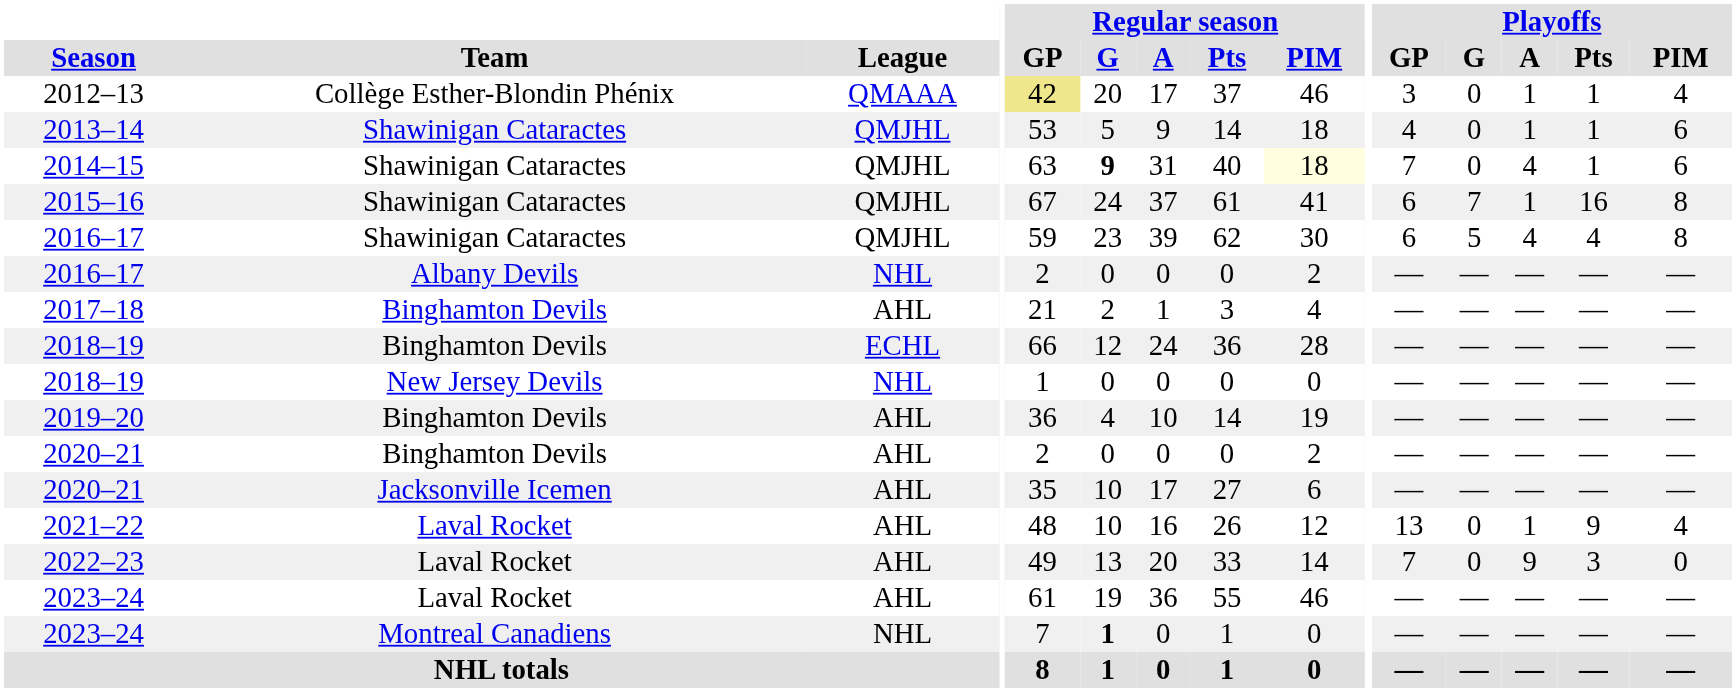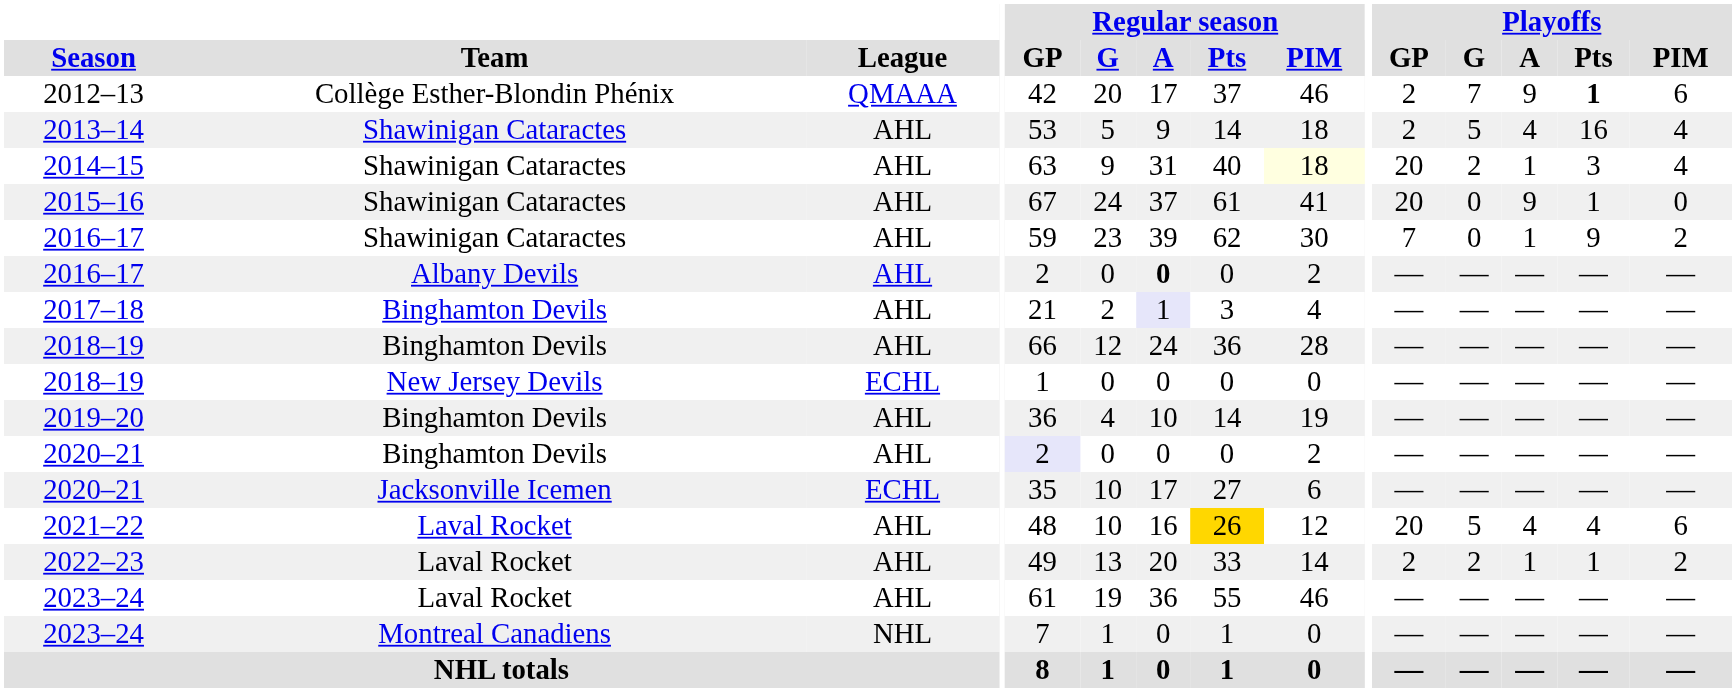(1042, 93) khaki background -> (1042, 93) no background
(1409, 93) 3 -> (1409, 93) 2
(1474, 93) 0 -> (1474, 93) 7
(1530, 93) 1 -> (1530, 93) 9
(1593, 93) normal -> (1593, 93) bold
(1681, 93) 4 -> (1681, 93) 6
(902, 129) QMJHL -> (902, 129) AHL
(1409, 129) 4 -> (1409, 129) 2
(1474, 129) 0 -> (1474, 129) 5
(1530, 129) 1 -> (1530, 129) 4
(1593, 129) 1 -> (1593, 129) 16
(1681, 129) 6 -> (1681, 129) 4
(902, 165) QMJHL -> (902, 165) AHL
(1108, 165) bold -> (1108, 165) normal
(1409, 165) 7 -> (1409, 165) 20
(1474, 165) 0 -> (1474, 165) 2
(1530, 165) 4 -> (1530, 165) 1
(1593, 165) 1 -> (1593, 165) 3
(1681, 165) 6 -> (1681, 165) 4
(902, 201) QMJHL -> (902, 201) AHL
(1409, 201) 6 -> (1409, 201) 20
(1474, 201) 7 -> (1474, 201) 0
(1530, 201) 1 -> (1530, 201) 9
(1593, 201) 16 -> (1593, 201) 1
(1681, 201) 8 -> (1681, 201) 0
(902, 237) QMJHL -> (902, 237) AHL
(1409, 237) 6 -> (1409, 237) 7
(1474, 237) 5 -> (1474, 237) 0
(1530, 237) 4 -> (1530, 237) 1
(1593, 237) 4 -> (1593, 237) 9
(1681, 237) 8 -> (1681, 237) 2
(902, 273) NHL -> (902, 273) AHL
(1163, 273) normal -> (1163, 273) bold
(1163, 309) no background -> (1163, 309) lavender background
(902, 345) ECHL -> (902, 345) AHL
(902, 381) NHL -> (902, 381) ECHL
(1042, 453) no background -> (1042, 453) lavender background
(902, 489) AHL -> (902, 489) ECHL
(1227, 525) no background -> (1227, 525) gold background
(1409, 525) 13 -> (1409, 525) 20
(1474, 525) 0 -> (1474, 525) 5
(1530, 525) 1 -> (1530, 525) 4
(1593, 525) 9 -> (1593, 525) 4
(1681, 525) 4 -> (1681, 525) 6
(1409, 561) 7 -> (1409, 561) 2
(1474, 561) 0 -> (1474, 561) 2
(1530, 561) 9 -> (1530, 561) 1
(1593, 561) 3 -> (1593, 561) 1
(1681, 561) 0 -> (1681, 561) 2
(1108, 633) bold -> (1108, 633) normal
